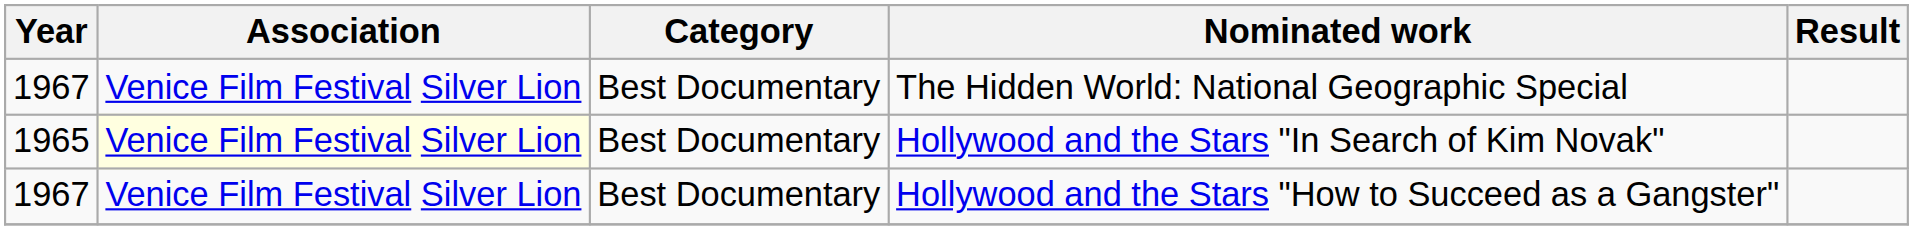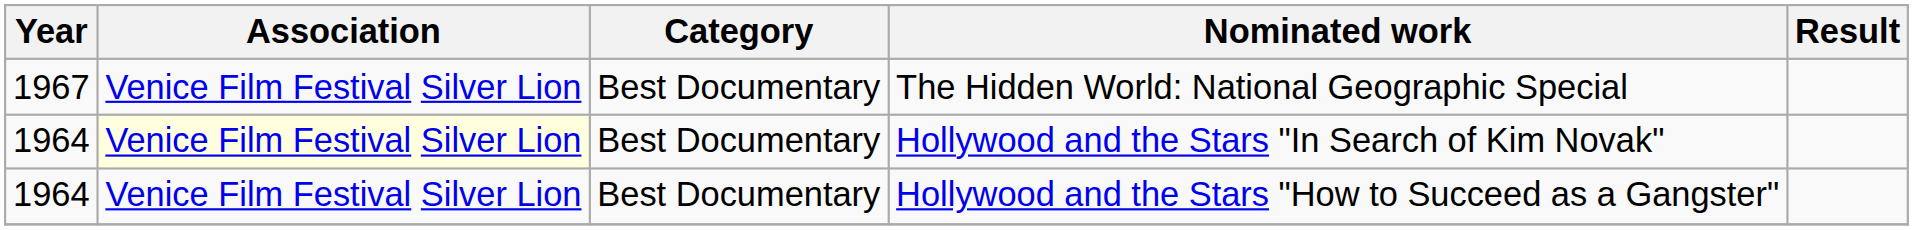(51, 140) 1965 -> (51, 140) 1964
(51, 195) 1967 -> (51, 195) 1964
